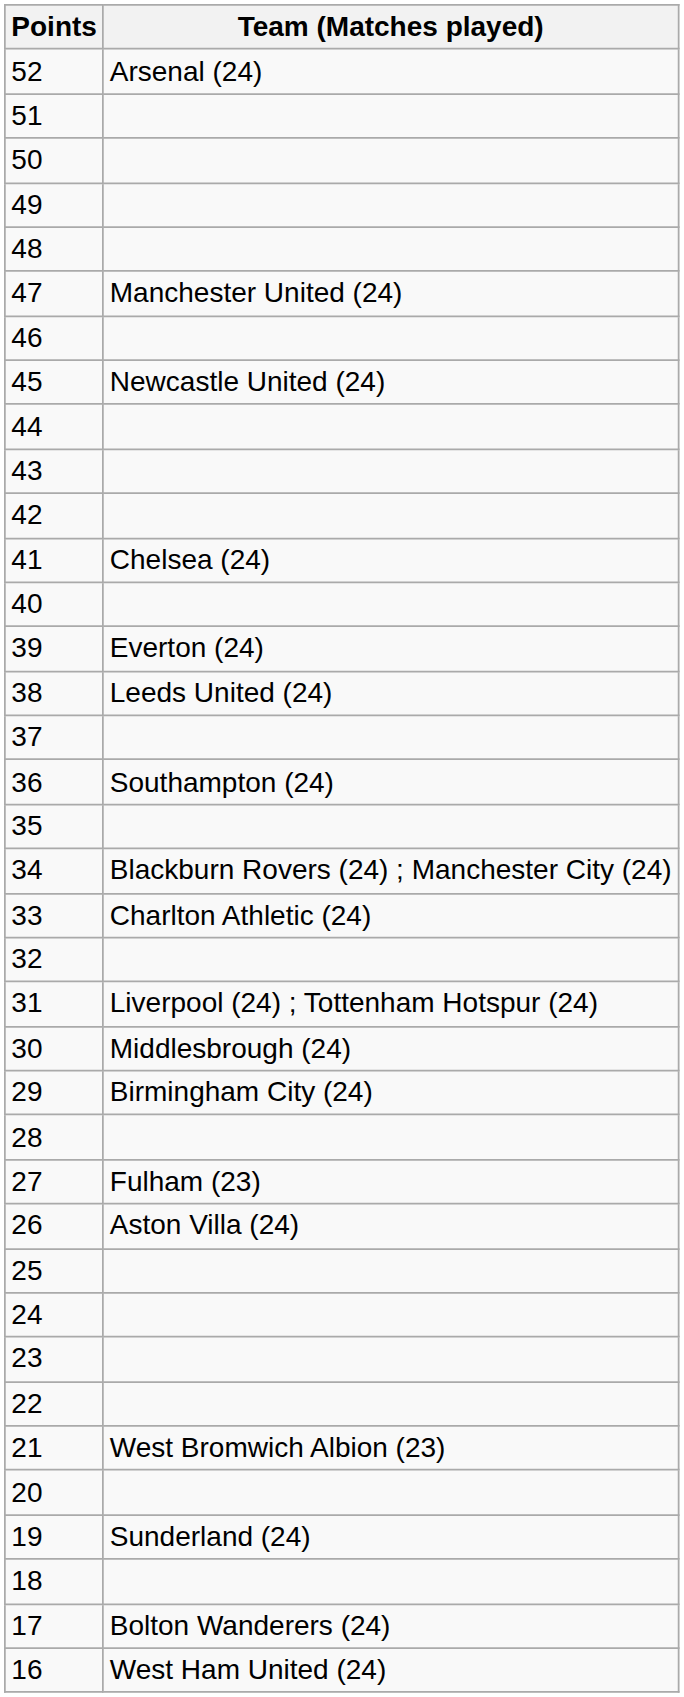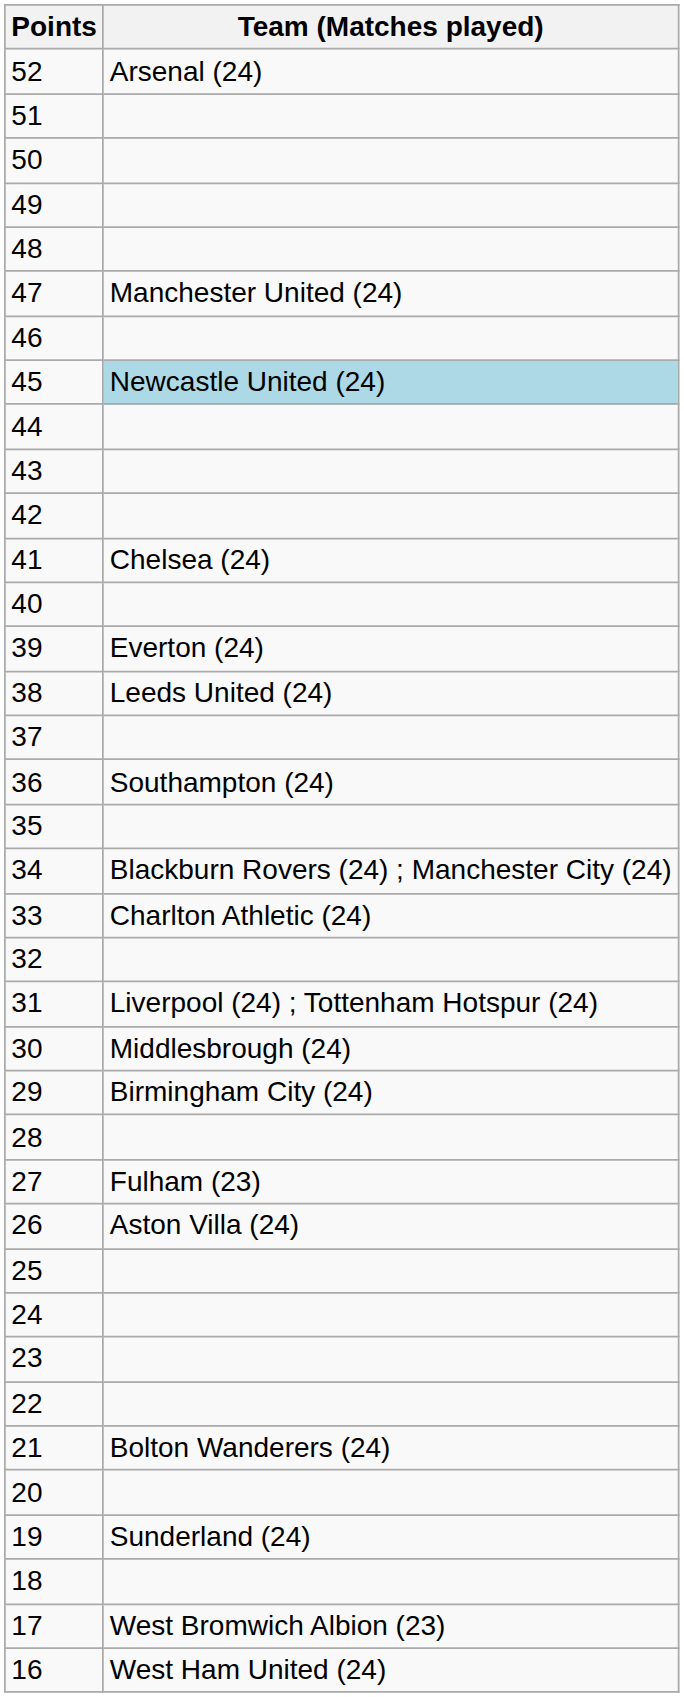(248, 381) no background -> (248, 381) lightblue background
(278, 1447) West Bromwich Albion (23) -> (250, 1447) Bolton Wanderers (24)
(250, 1625) Bolton Wanderers (24) -> (278, 1625) West Bromwich Albion (23)
